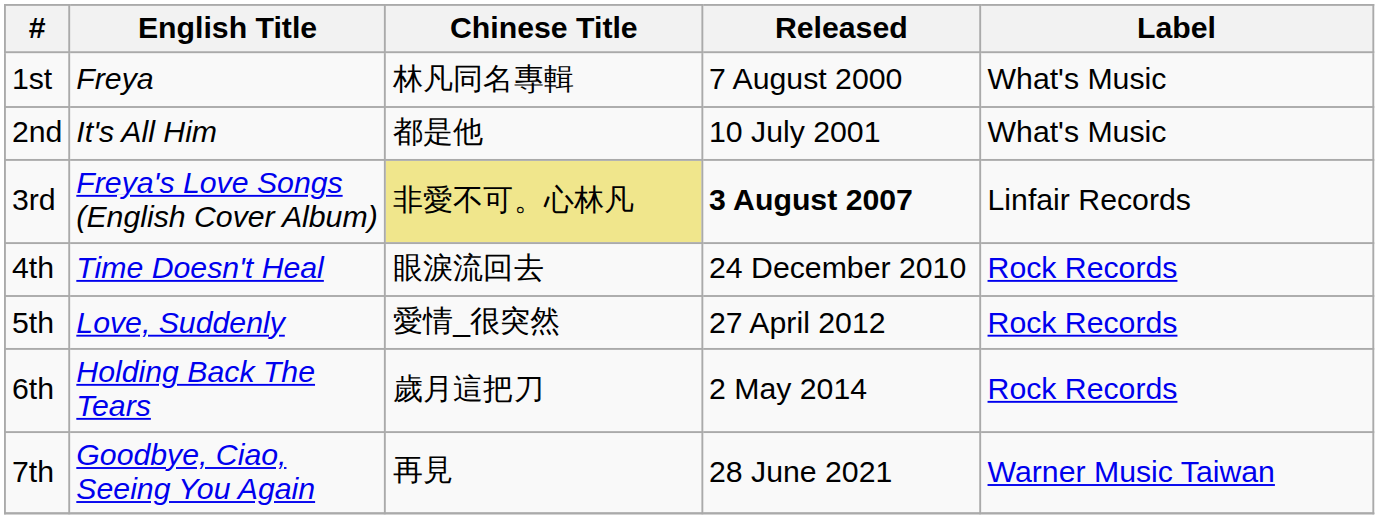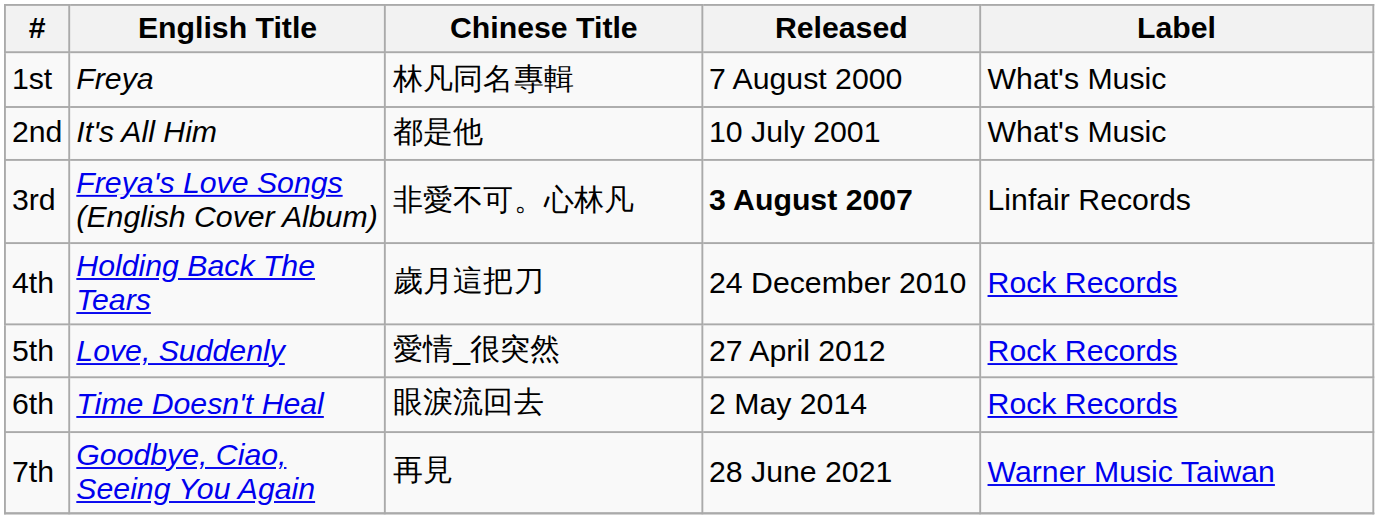(514, 199) khaki background -> (514, 199) no background
(200, 268) Time Doesn't Heal -> (196, 282) Holding Back The Tears
(468, 267) 眼淚流回去 -> (468, 281) 歲月這把刀
(196, 389) Holding Back The Tears -> (200, 404) Time Doesn't Heal
(468, 388) 歲月這把刀 -> (468, 403) 眼淚流回去
